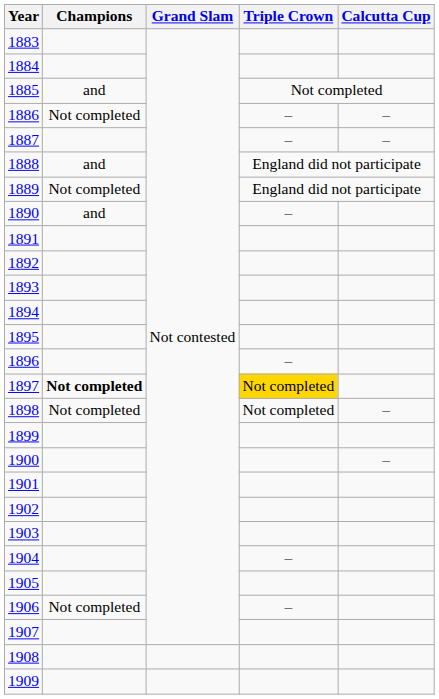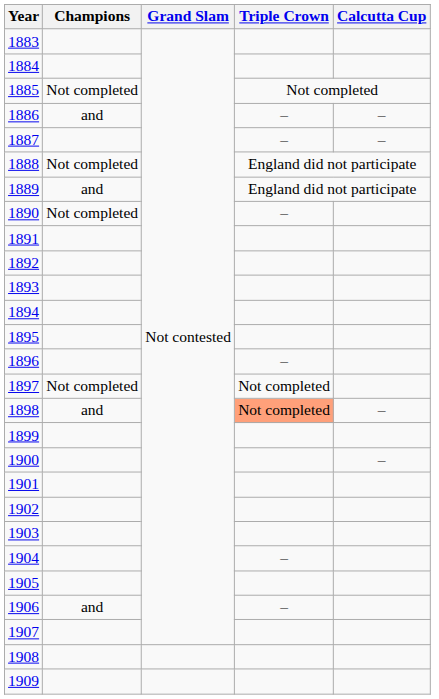(94, 90) and -> (92, 90) Not completed
(94, 115) Not completed -> (92, 115) and
(94, 164) and -> (92, 164) Not completed
(94, 189) Not completed -> (92, 189) and
(94, 213) and -> (92, 213) Not completed
(94, 386) bold -> (92, 386) normal
(288, 386) gold background -> (284, 386) no background
(94, 410) Not completed -> (92, 410) and
(288, 410) no background -> (284, 410) lightsalmon background
(94, 607) Not completed -> (92, 607) and
